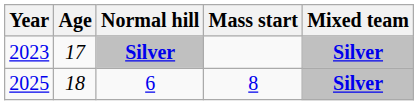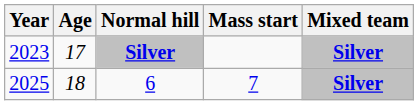(253, 83) 8 -> (253, 83) 7
